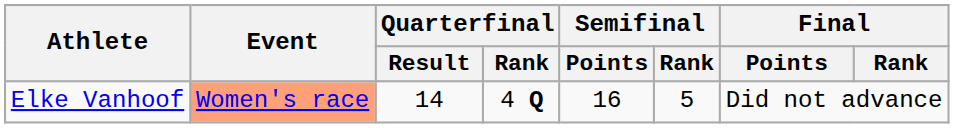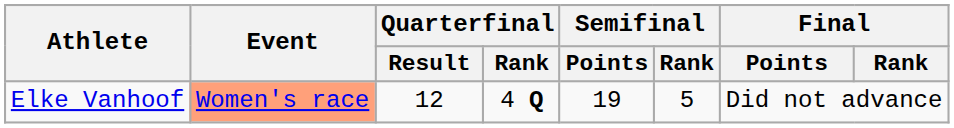(429, 101) 14 -> (429, 101) 12
(607, 101) 16 -> (607, 101) 19
